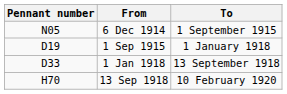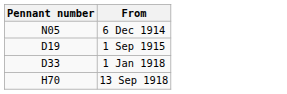- column: (227, 13)
